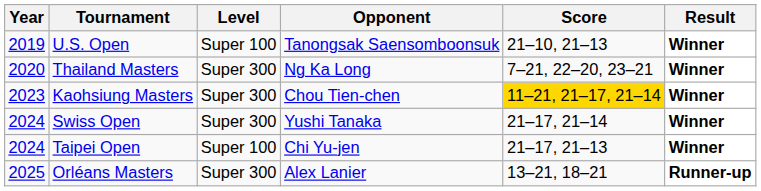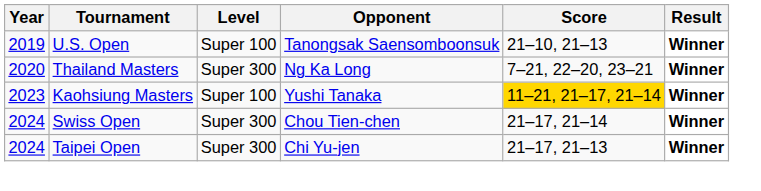(239, 96) Super 300 -> (239, 96) Super 100
(342, 96) Chou Tien-chen -> (333, 96) Yushi Tanaka
(333, 122) Yushi Tanaka -> (342, 122) Chou Tien-chen
(239, 148) Super 100 -> (239, 148) Super 300
- row: (113, 174)
